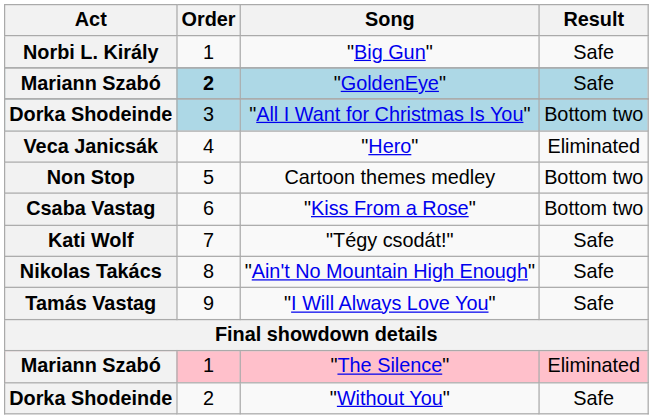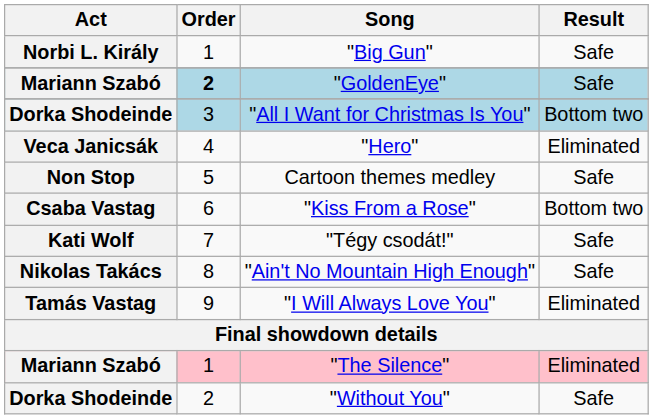(594, 177) Bottom two -> (594, 177) Safe
(594, 303) Safe -> (594, 303) Eliminated
